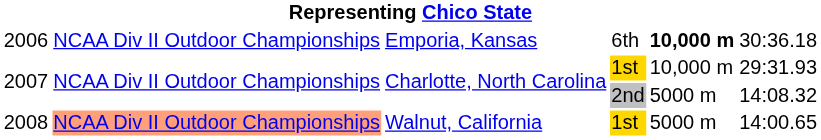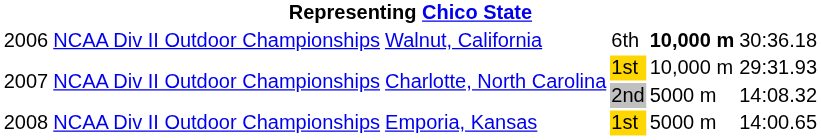(461, 40) Emporia, Kansas -> (464, 40) Walnut, California
(217, 122) lightsalmon background -> (217, 122) no background
(464, 122) Walnut, California -> (461, 122) Emporia, Kansas
